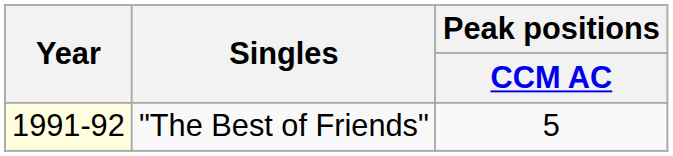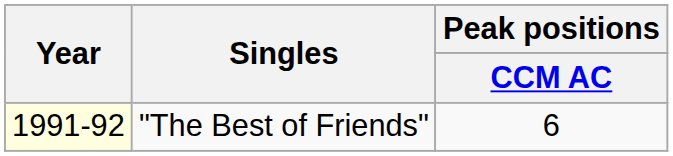(551, 126) 5 -> (551, 126) 6
